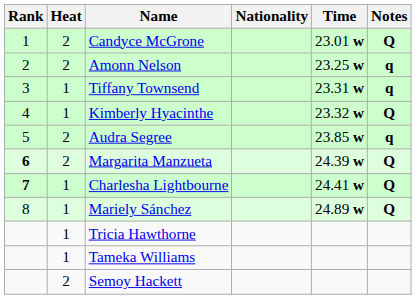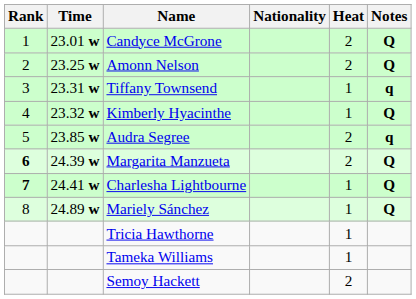columns swapped: (66, 16) <-> (340, 16)
(389, 64) q -> (389, 64) Q
